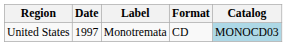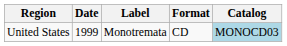(87, 32) 1997 -> (87, 32) 1999
